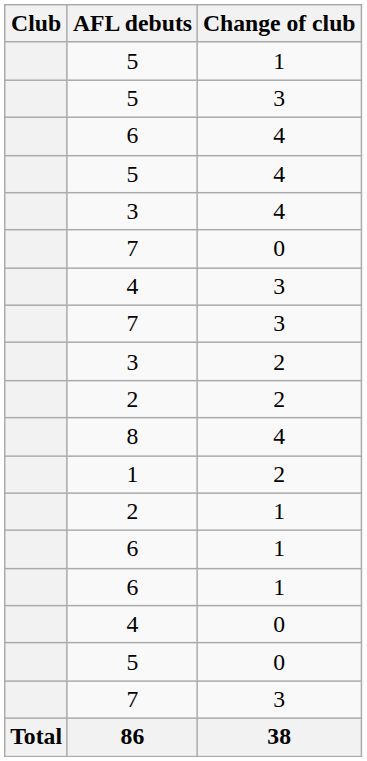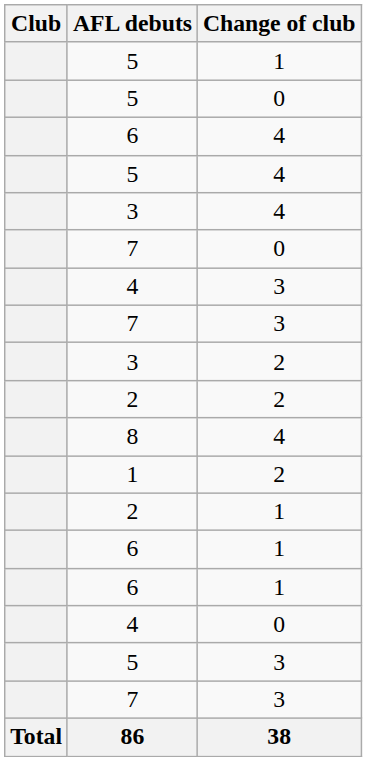rows swapped: (132, 98) <-> (132, 661)
